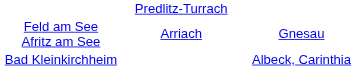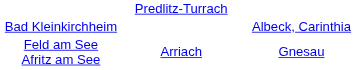rows swapped: (61, 59) <-> (61, 34)
